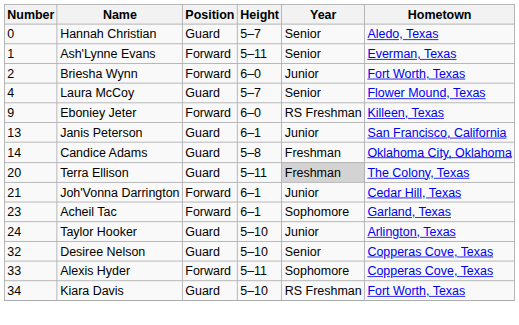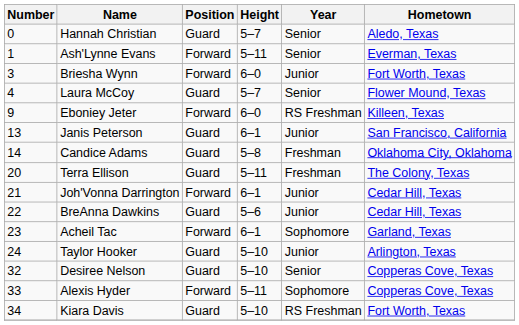(11, 74) 2 -> (11, 74) 3
(313, 172) lightgrey background -> (313, 172) no background
+ row: (110, 212)
